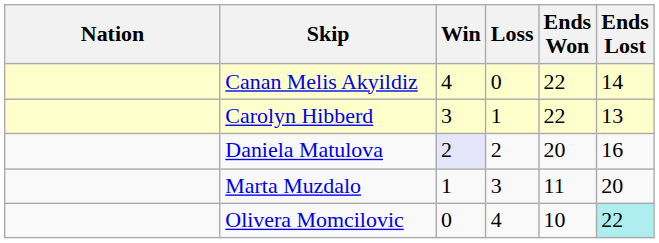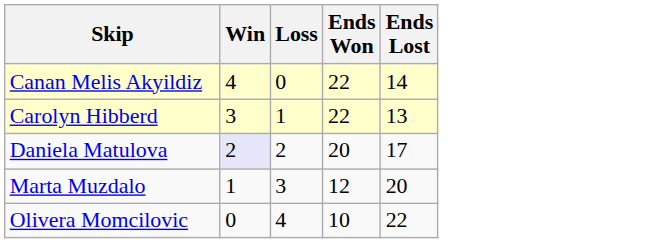- column: (112, 34)
(612, 150) 16 -> (397, 150) 17
(554, 185) 11 -> (339, 185) 12
(612, 220) paleturquoise background -> (397, 220) no background
